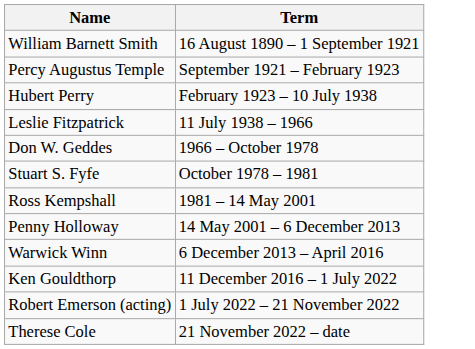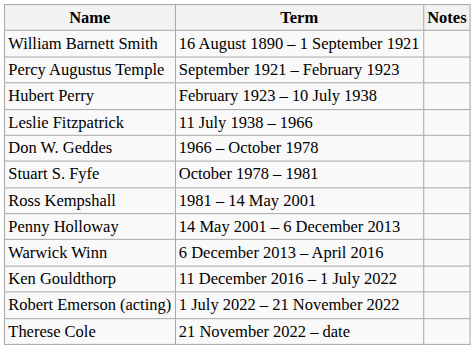+ column: (447, 17)
